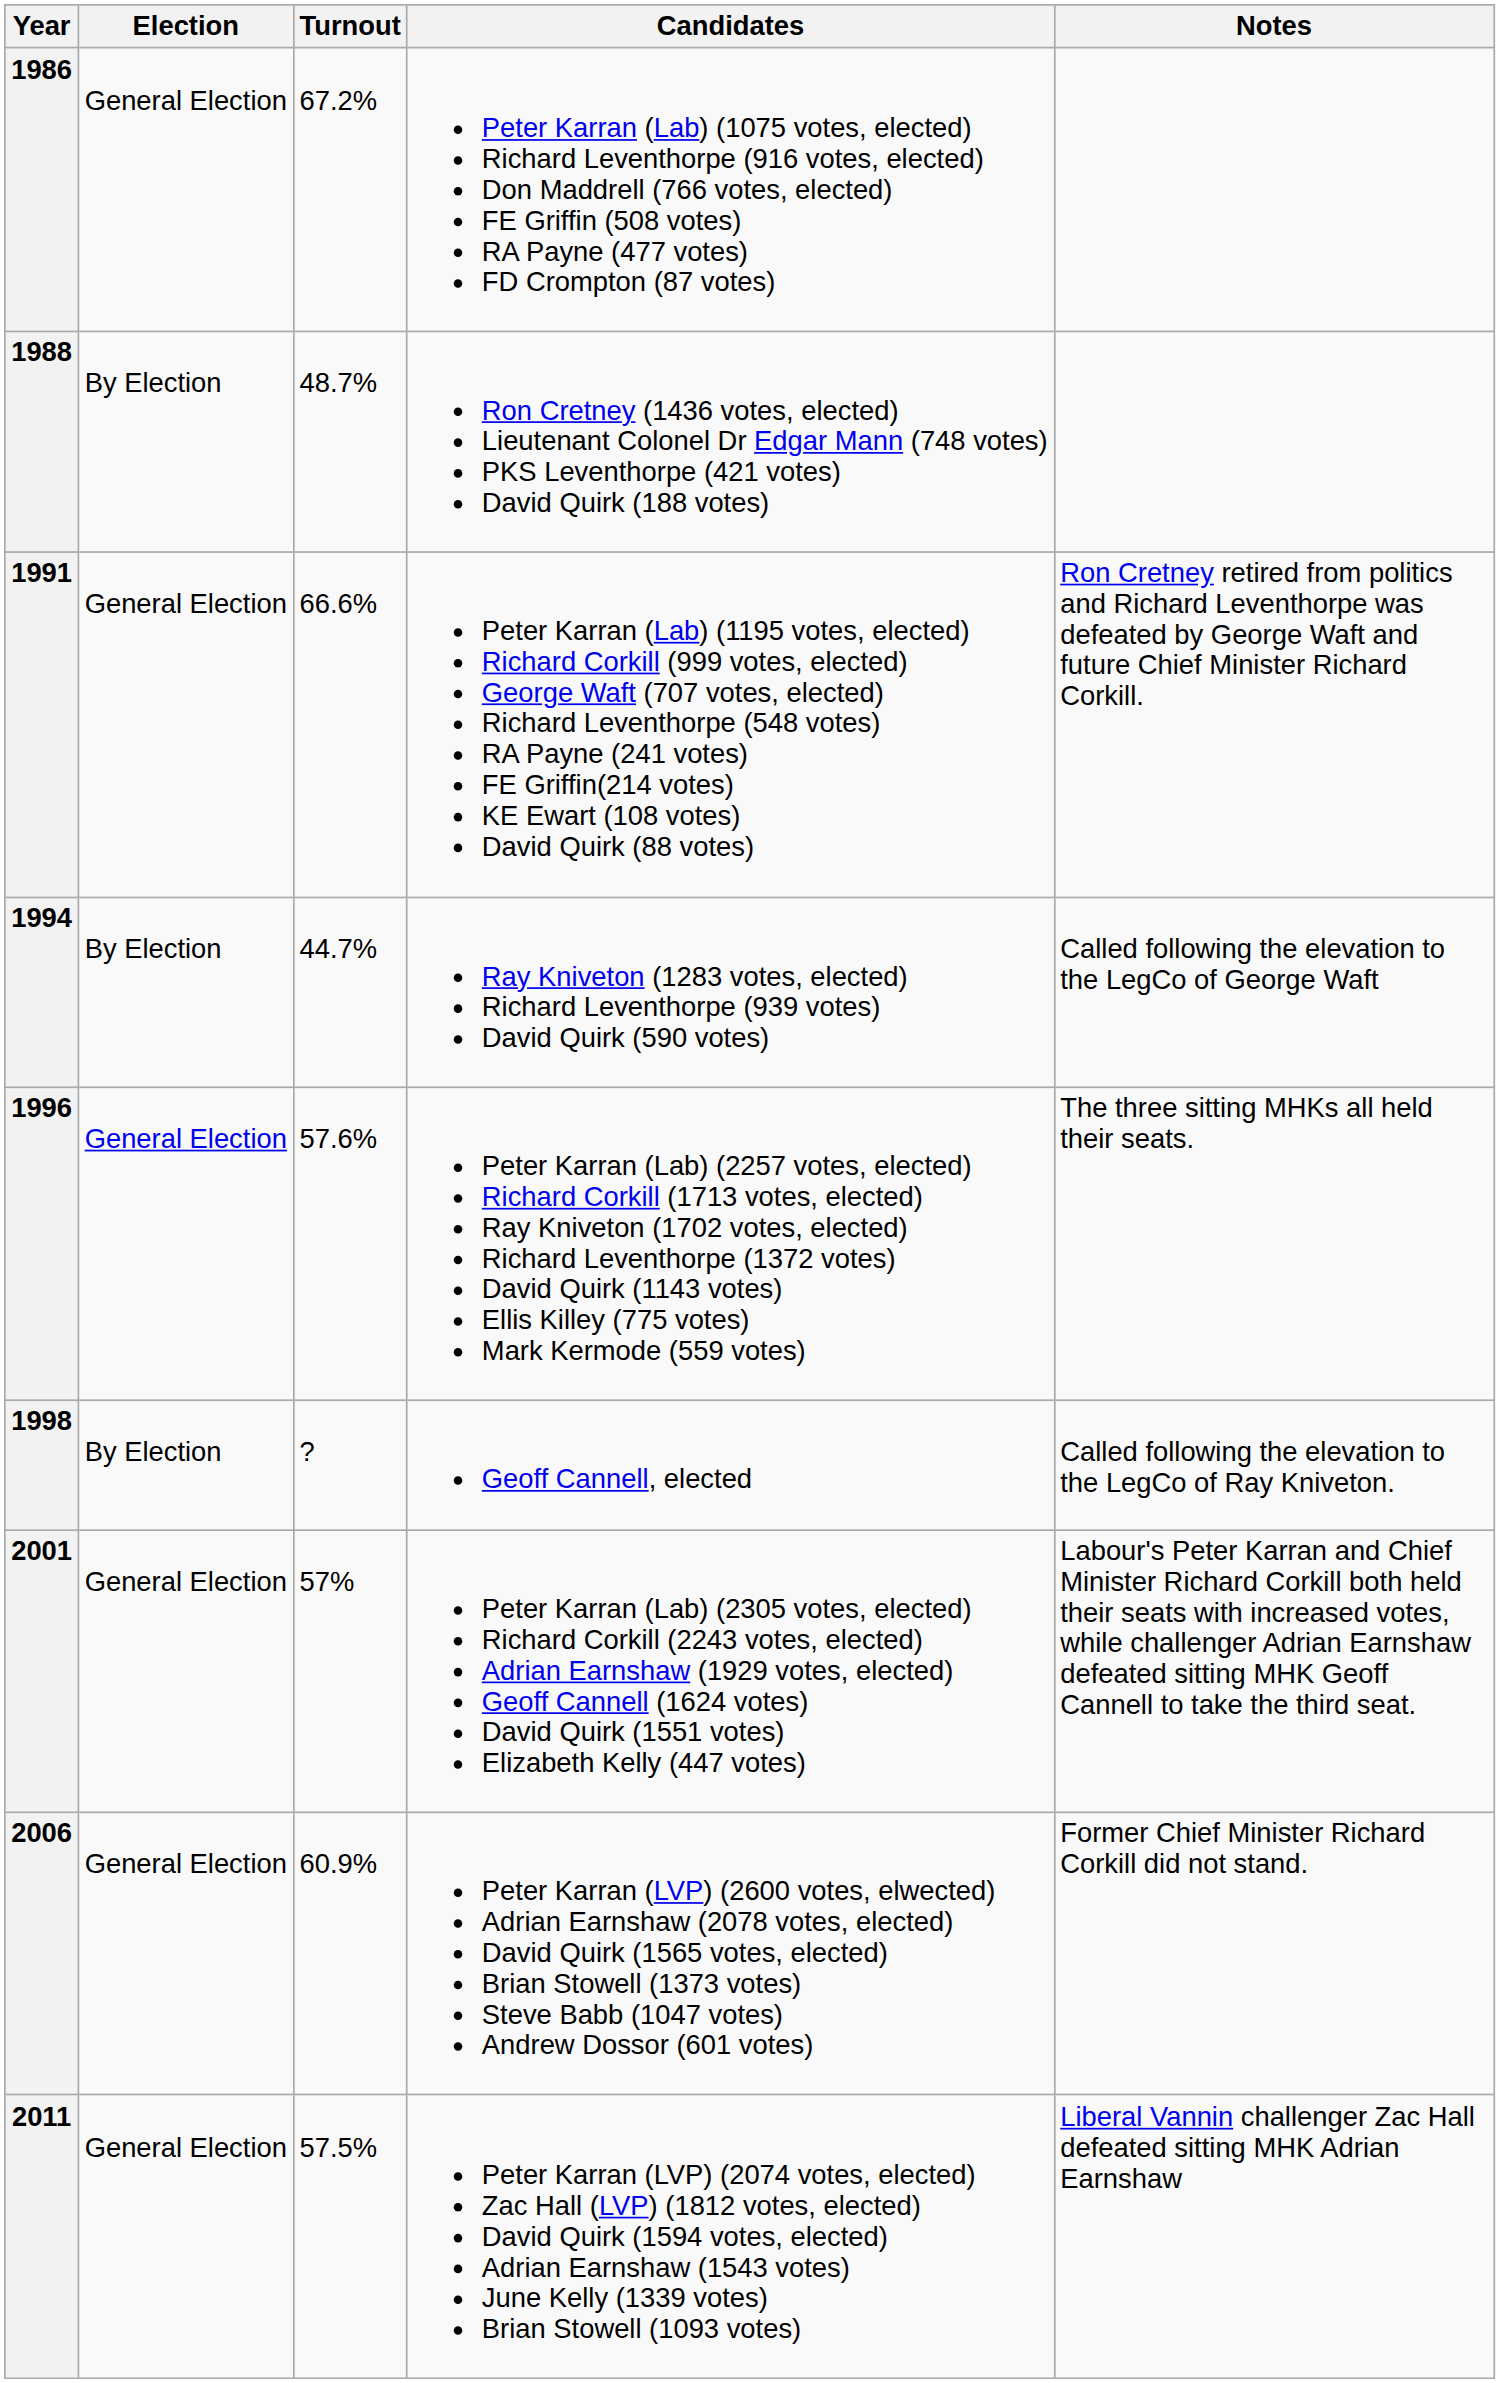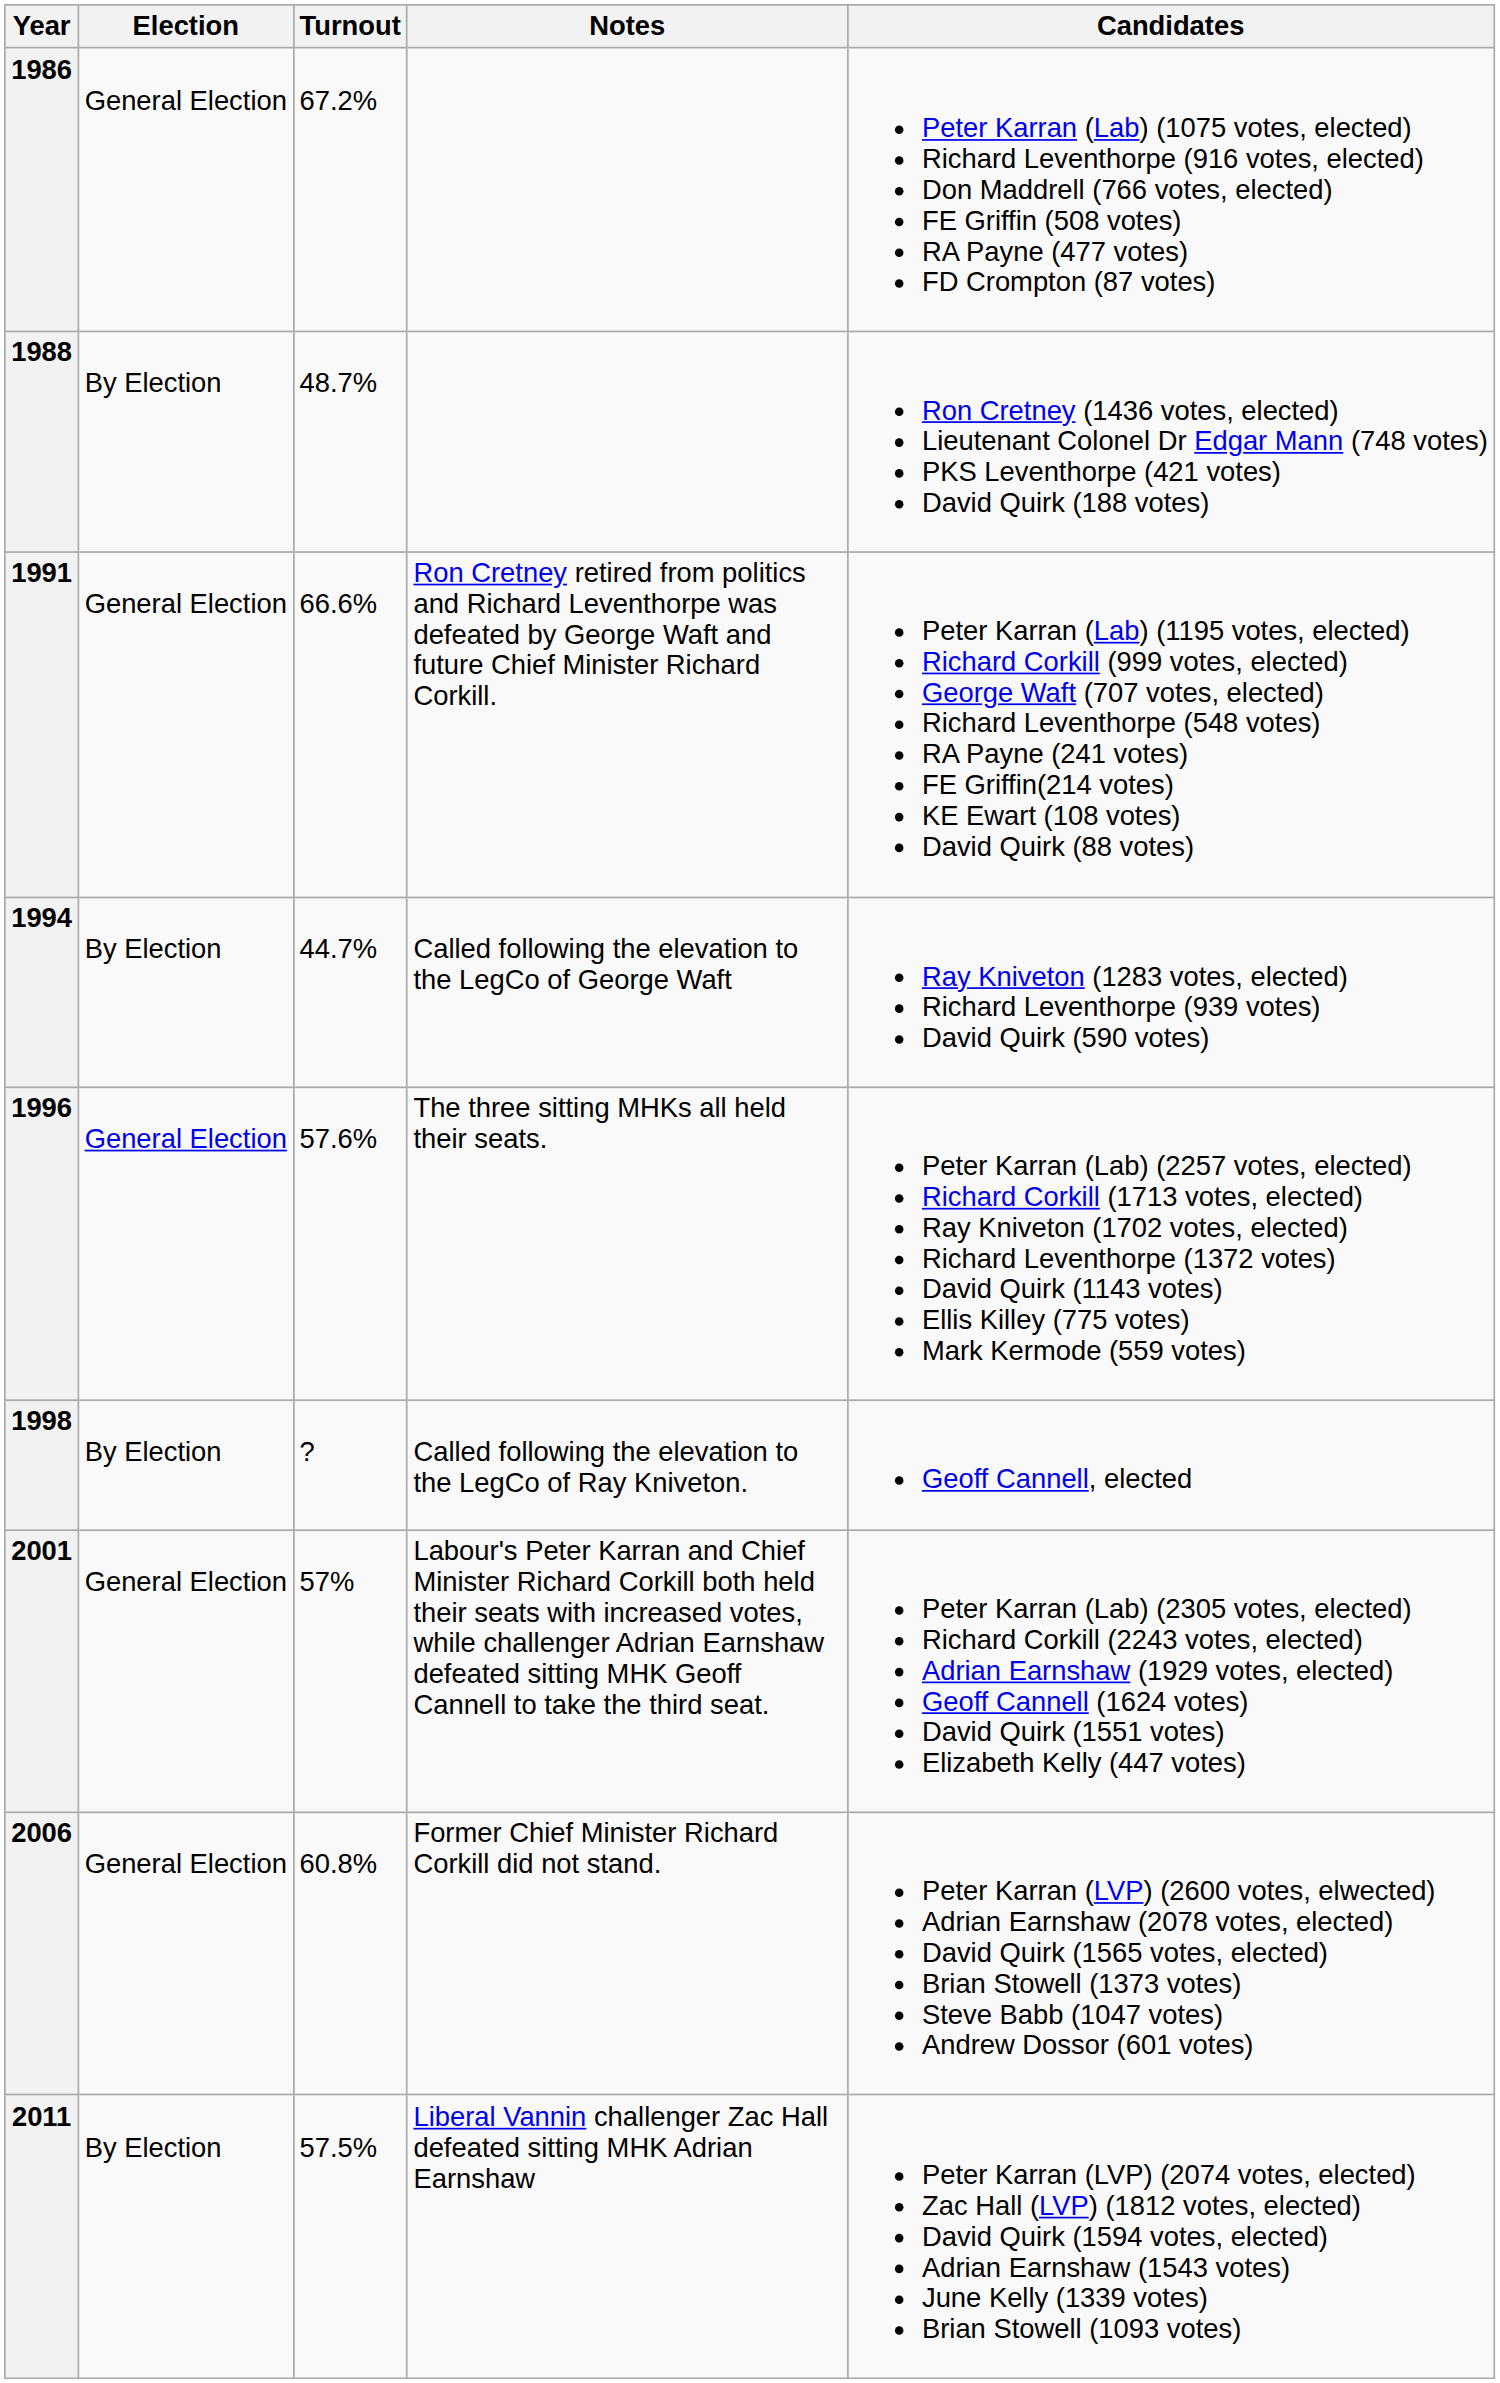columns swapped: (731, 26) <-> (1274, 26)
(338, 1864) 60.9% -> (338, 1864) 60.8%
(186, 2147) General Election -> (153, 2147) By Election
